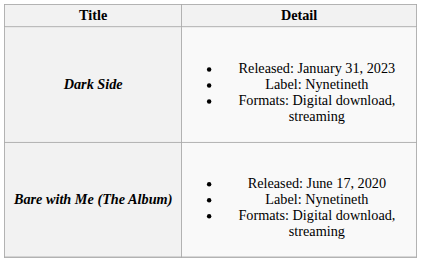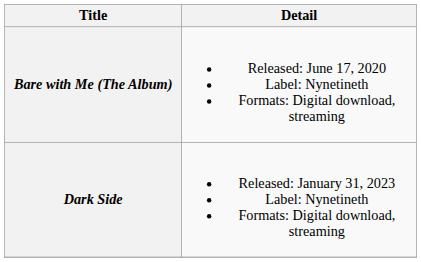rows swapped: (93, 199) <-> (93, 84)
